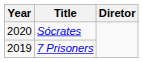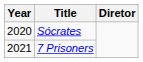(19, 48) 2019 -> (19, 48) 2021
